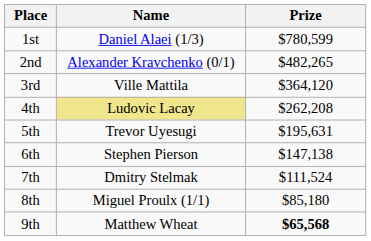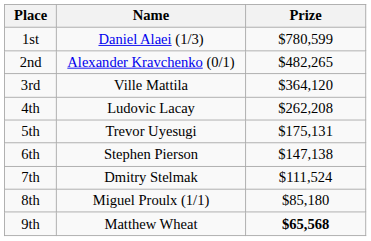(151, 108) khaki background -> (151, 108) no background
(306, 131) $195,631 -> (306, 131) $175,131
